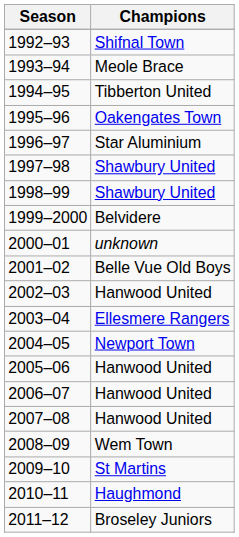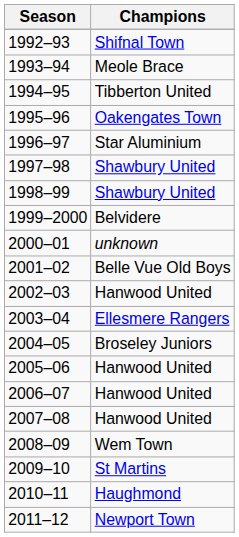(145, 343) Newport Town -> (153, 343) Broseley Juniors
(153, 519) Broseley Juniors -> (145, 519) Newport Town
